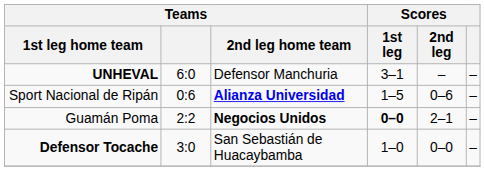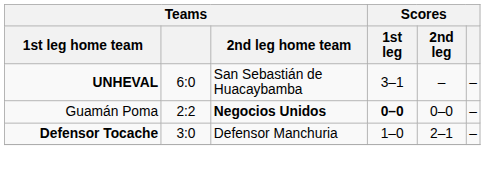(276, 74) Defensor Manchuria -> (268, 82) San Sebastián de Huacaybamba
- row: (84, 96)
(441, 118) 2–1 -> (441, 111) 0–0
(268, 147) San Sebastián de Huacaybamba -> (276, 133) Defensor Manchuria
(441, 147) 0–0 -> (441, 133) 2–1
